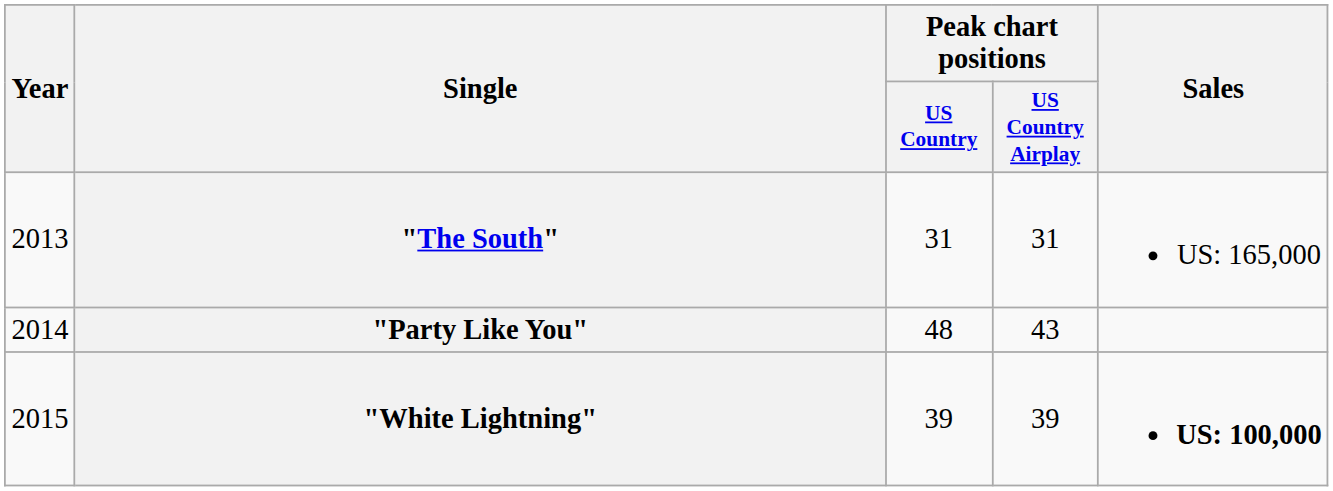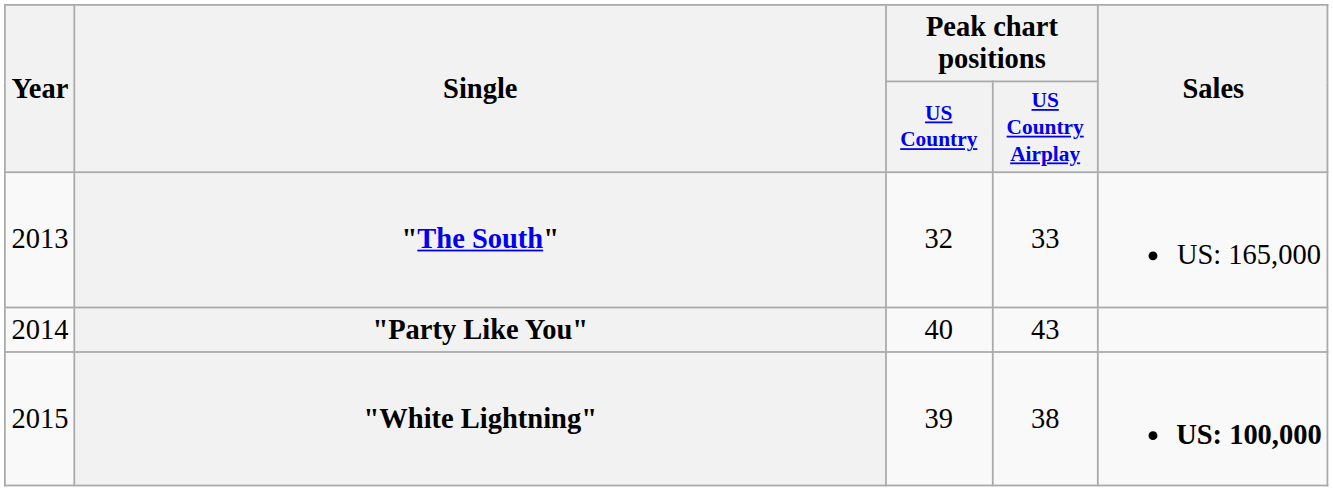(939, 239) 31 -> (939, 239) 32
(1045, 239) 31 -> (1045, 239) 33
(939, 328) 48 -> (939, 328) 40
(1045, 418) 39 -> (1045, 418) 38
